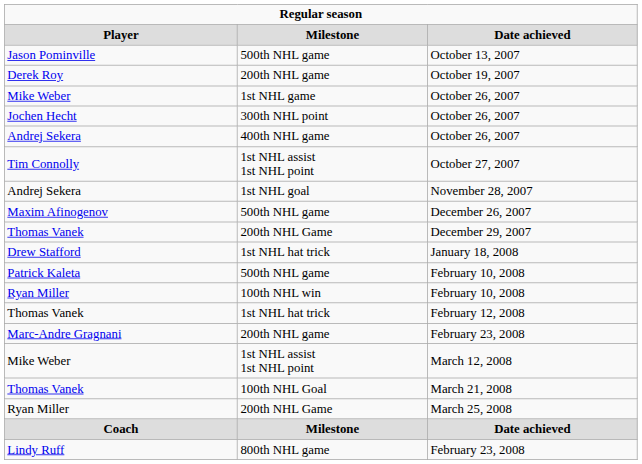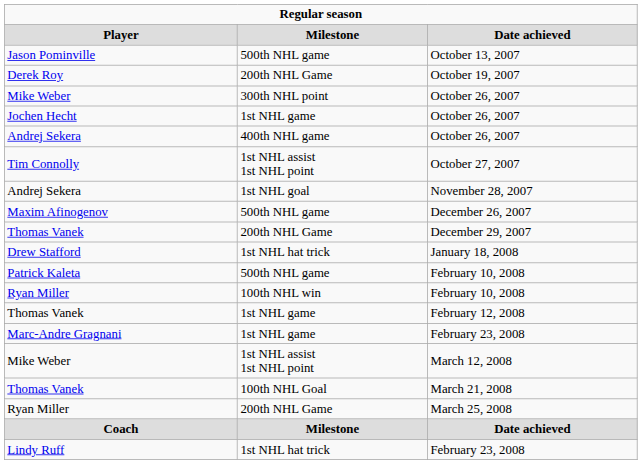(285, 75) 200th NHL game -> (286, 75) 200th NHL Game
(278, 95) 1st NHL game -> (284, 95) 300th NHL point
(284, 116) 300th NHL point -> (278, 116) 1st NHL game
(285, 313) 1st NHL hat trick -> (278, 313) 1st NHL game
(285, 333) 200th NHL game -> (278, 333) 1st NHL game
(285, 449) 800th NHL game -> (285, 449) 1st NHL hat trick
